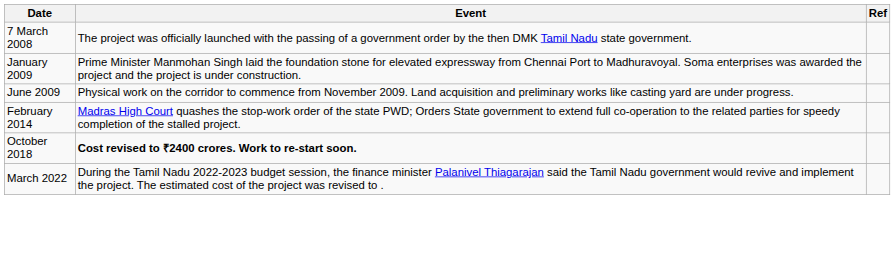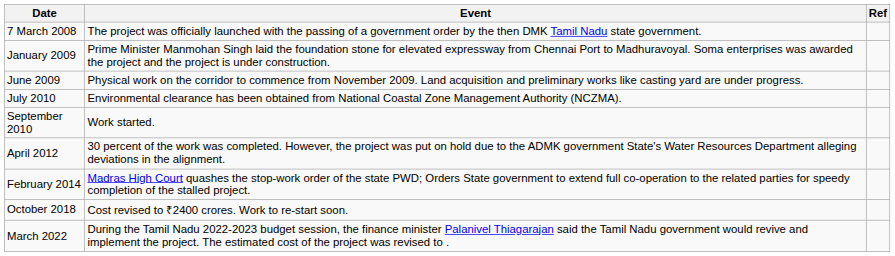+ row: (31, 98)
+ row: (35, 122)
+ row: (33, 153)
(217, 149) bold -> (218, 210) normal
